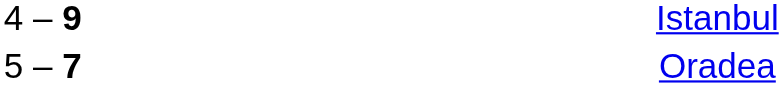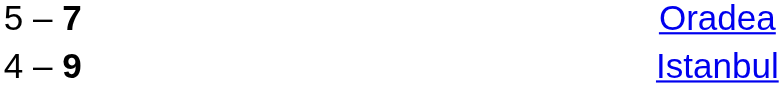rows swapped: (717, 18) <-> (717, 66)
